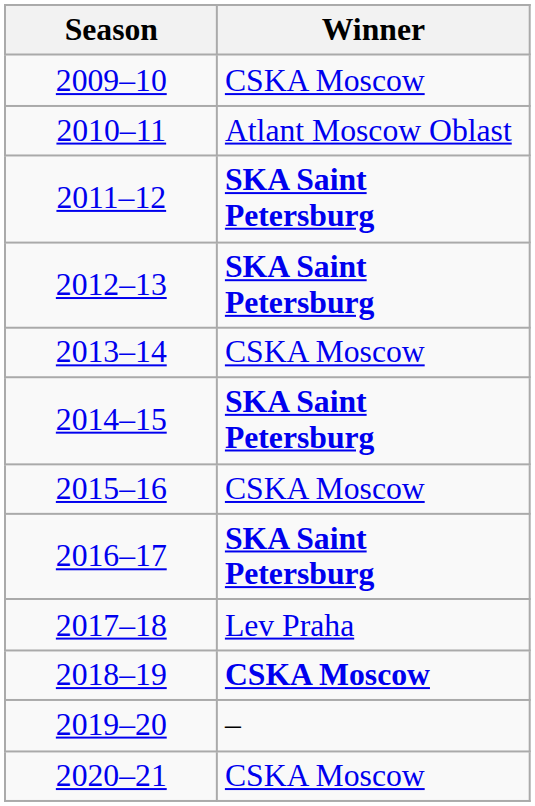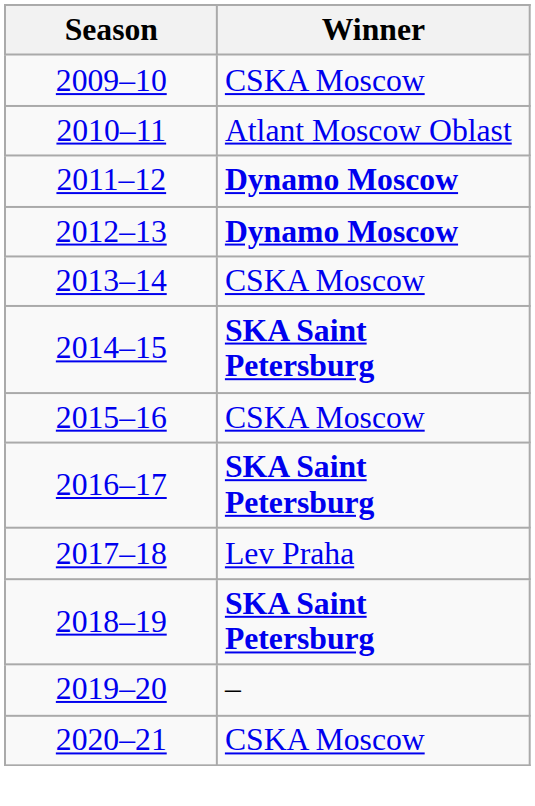(300, 198) SKA Saint Petersburg -> (341, 180) Dynamo Moscow
(300, 284) SKA Saint Petersburg -> (341, 230) Dynamo Moscow
(327, 674) CSKA Moscow -> (300, 621) SKA Saint Petersburg
